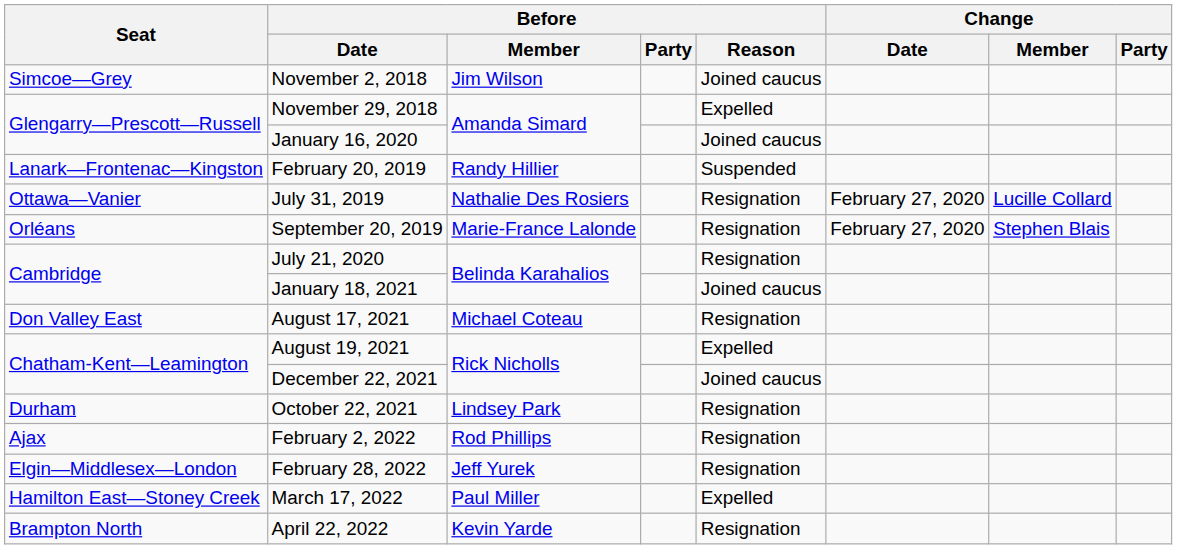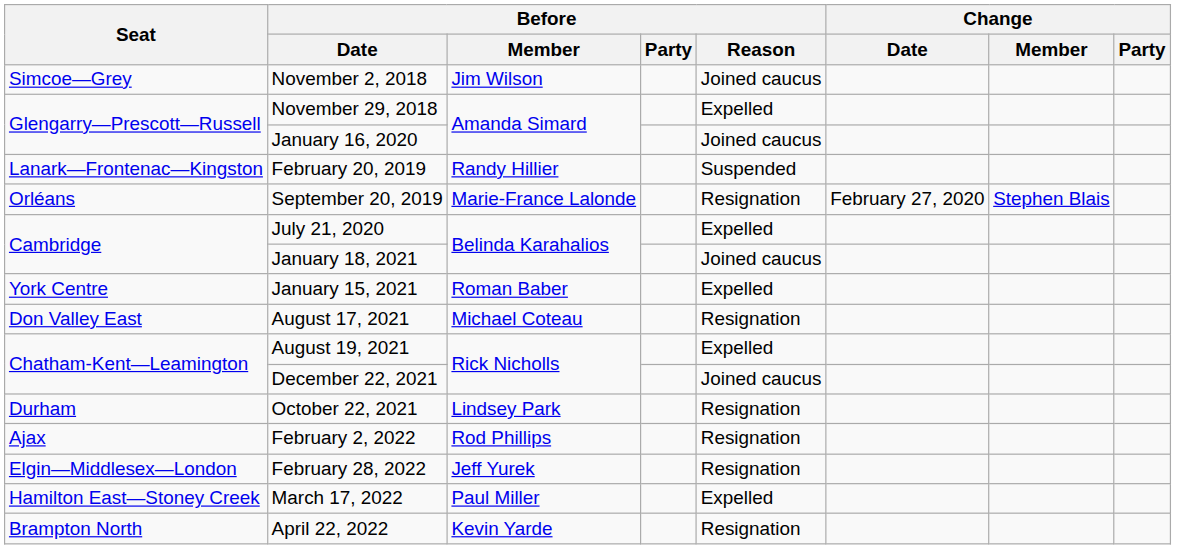- row: (328, 199)
(751, 259) Resignation -> (737, 229) Expelled
+ row: (345, 288)
